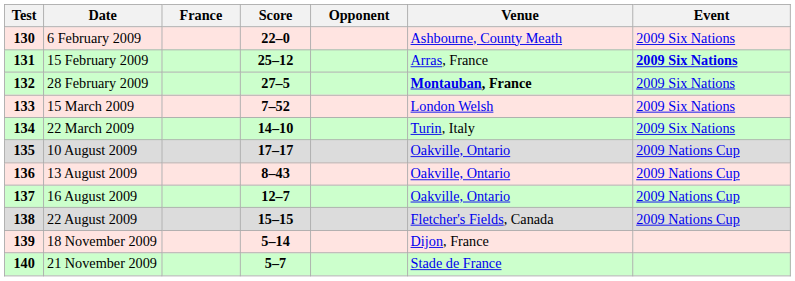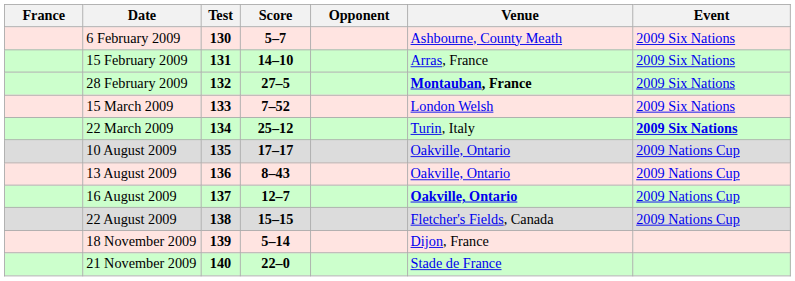columns swapped: (24, 15) <-> (201, 15)
(276, 38) 22–0 -> (276, 38) 5–7
(276, 60) 25–12 -> (276, 60) 14–10
(687, 60) bold -> (686, 60) normal
(276, 128) 14–10 -> (276, 128) 25–12
(686, 128) normal -> (687, 128) bold
(460, 196) normal -> (464, 196) bold
(276, 264) 5–7 -> (276, 264) 22–0
